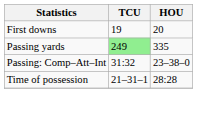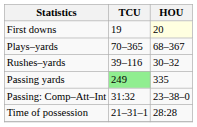(158, 29) no background -> (158, 29) lightyellow background
+ row: (32, 46)
+ row: (36, 63)
